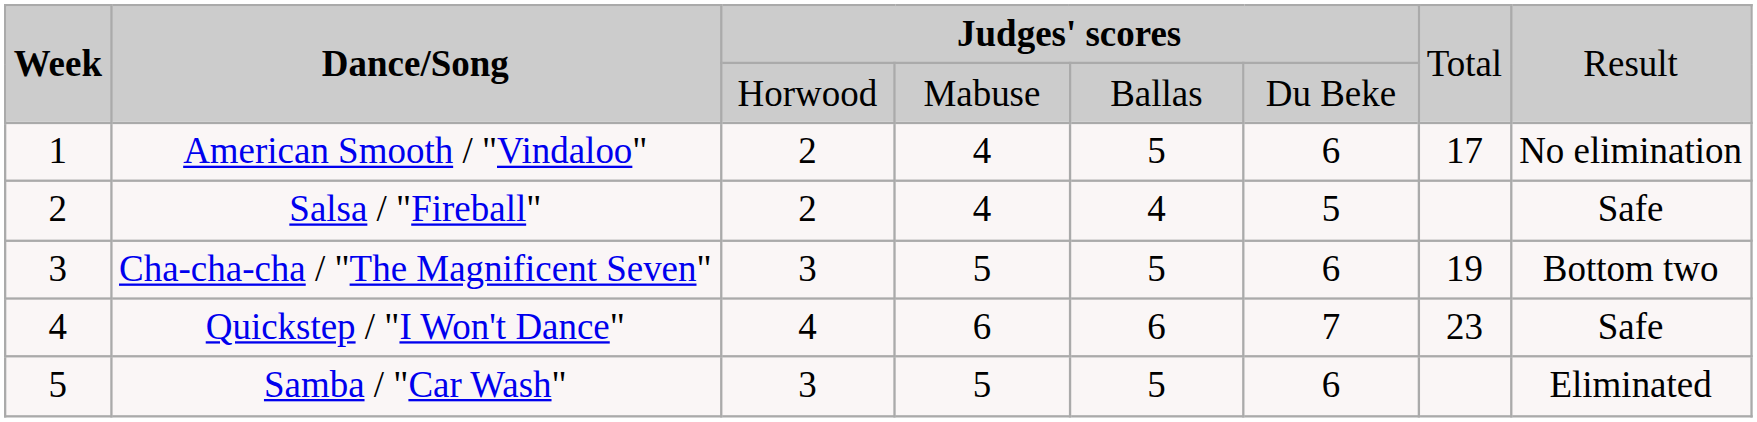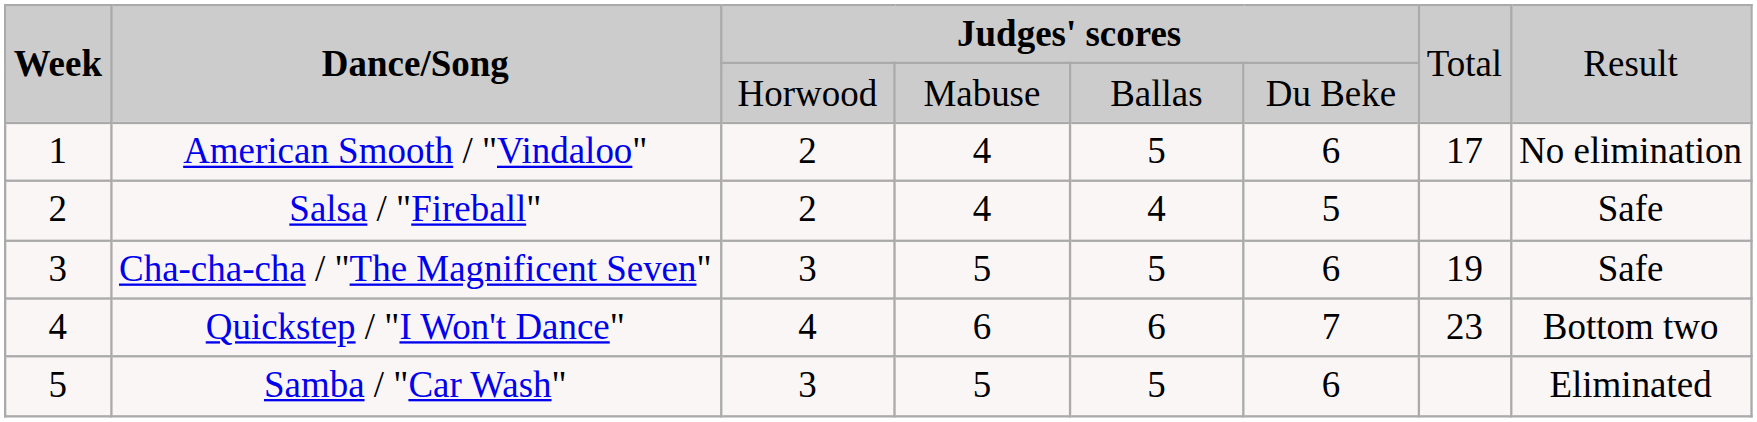(1631, 268) Bottom two -> (1631, 268) Safe
(1631, 326) Safe -> (1631, 326) Bottom two
